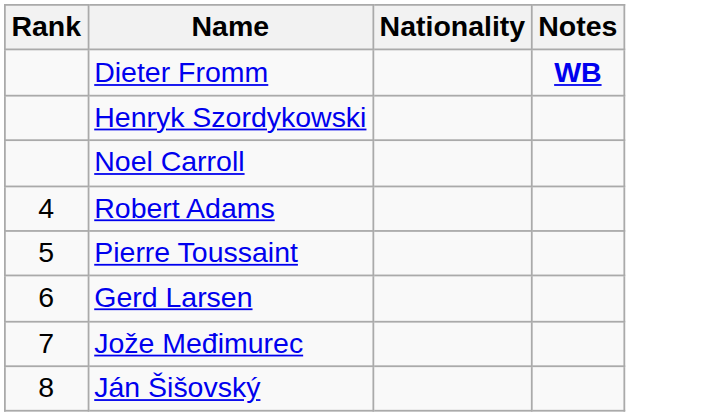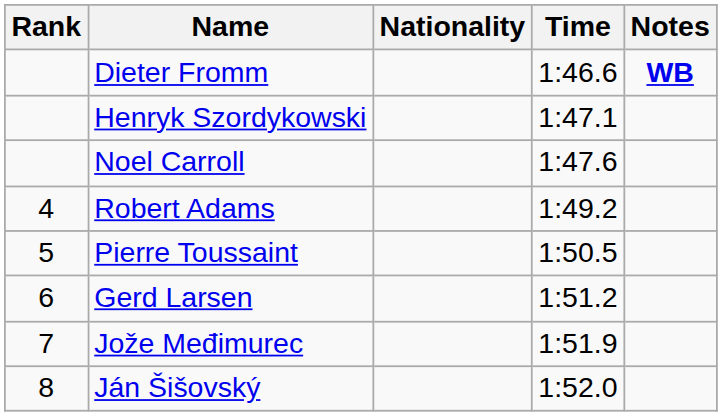+ column: (578, 27)
